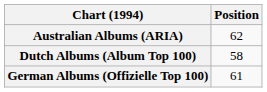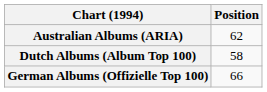(237, 76) 61 -> (237, 76) 66
